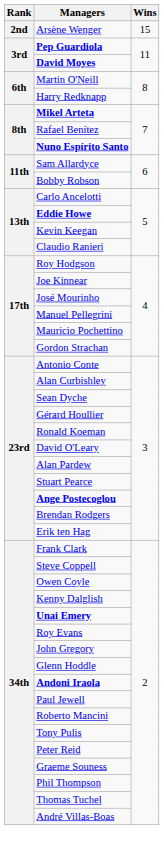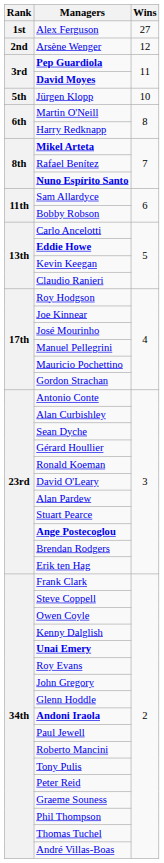+ row: (67, 29)
(145, 29) 15 -> (145, 46) 12
+ row: (65, 96)
